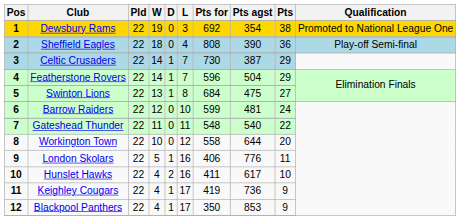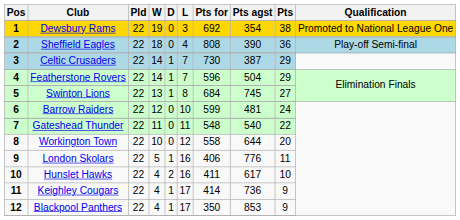(253, 93) 475 -> (253, 93) 745
(212, 191) 419 -> (212, 191) 414
